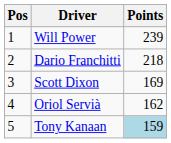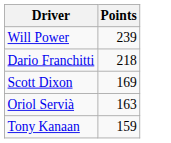- column: (18, 15)
(153, 105) 162 -> (127, 105) 163
(153, 127) lightblue background -> (127, 127) no background
